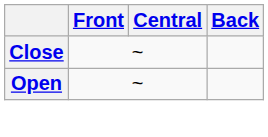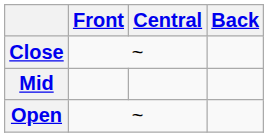+ row: (36, 83)
